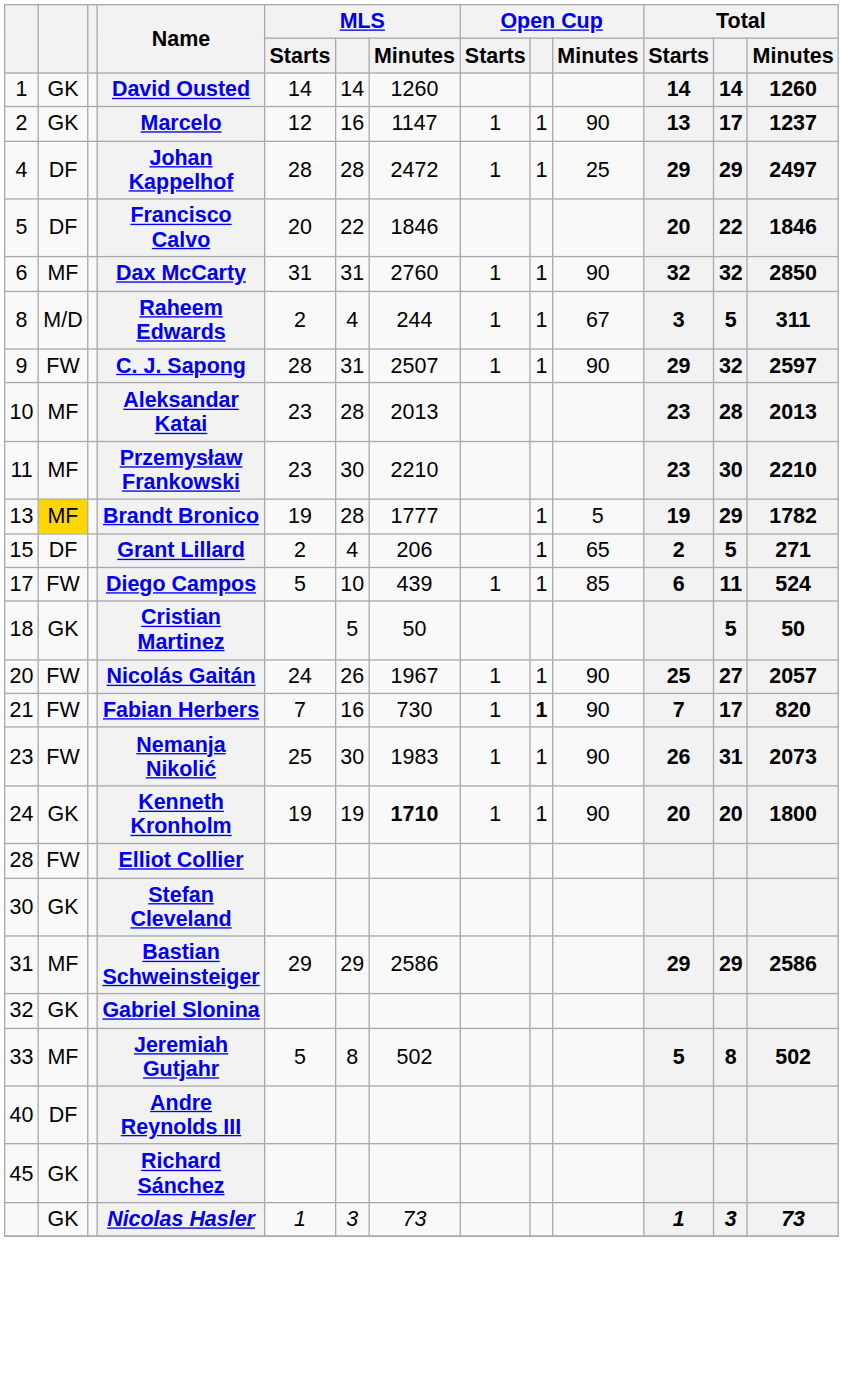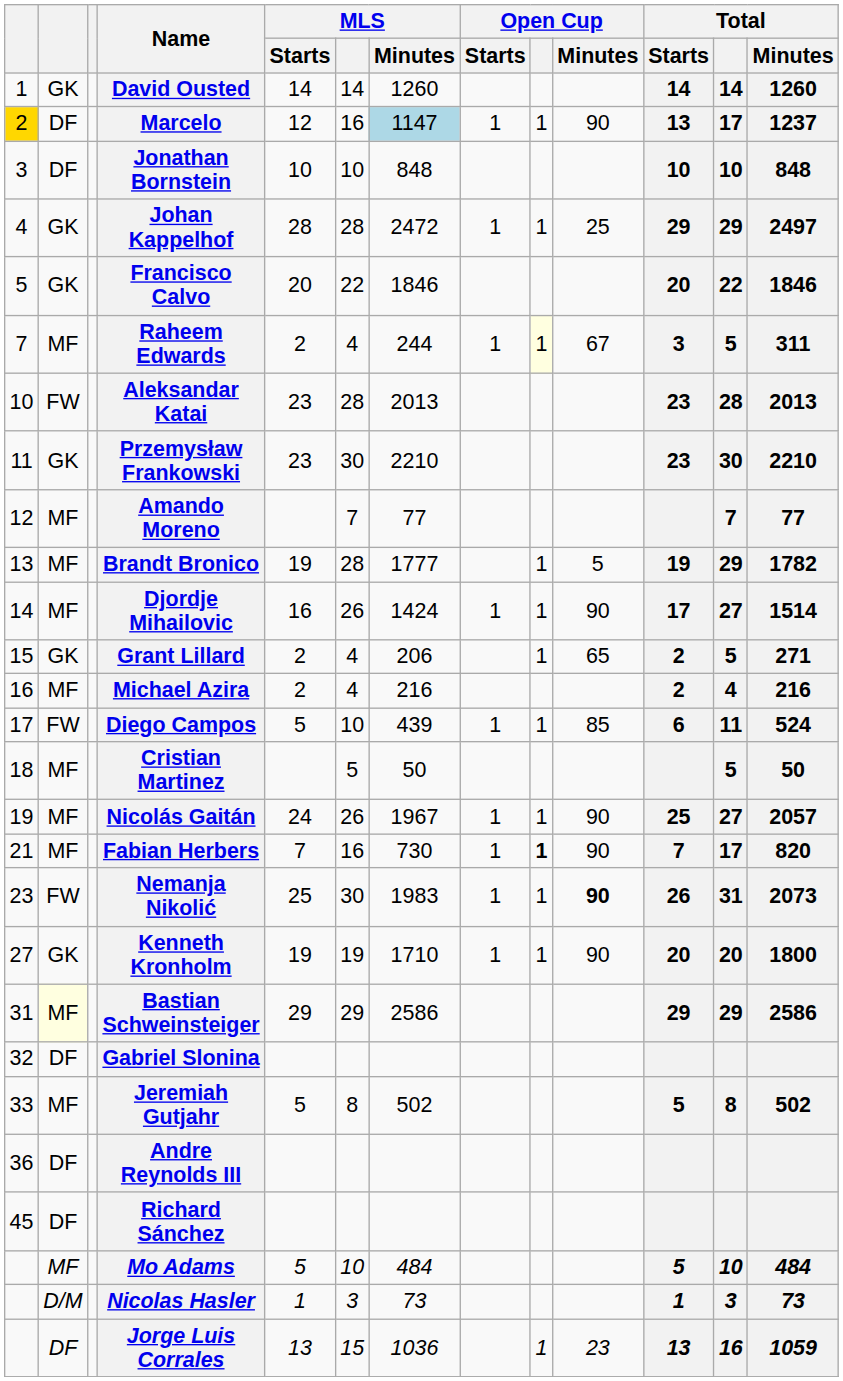(22, 123) no background -> (22, 123) gold background
(63, 123) GK -> (63, 123) DF
(414, 123) no background -> (414, 123) lightblue background
+ row: (181, 169)
(63, 169) DF -> (63, 227) GK
(63, 227) DF -> (63, 285) GK
- row: (181, 273)
(22, 319) 8 -> (22, 343) 7
(63, 319) M/D -> (63, 343) MF
(541, 319) no background -> (541, 343) lightyellow background
- row: (181, 365)
(63, 411) MF -> (63, 402) FW
(63, 470) MF -> (63, 460) GK
+ row: (181, 518)
(63, 516) gold background -> (63, 564) no background
+ row: (181, 610)
(63, 550) DF -> (63, 656) GK
+ row: (181, 690)
(63, 630) GK -> (63, 770) MF
(22, 676) 20 -> (22, 816) 19
(63, 676) FW -> (63, 816) MF
(63, 710) FW -> (63, 850) MF
(598, 756) normal -> (598, 896) bold
(22, 814) 24 -> (22, 954) 27
(414, 814) bold -> (414, 954) normal
- row: (181, 860)
- row: (181, 906)
(63, 964) no background -> (63, 1012) lightyellow background
(63, 1010) GK -> (63, 1058) DF
(22, 1114) 40 -> (22, 1163) 36
(63, 1173) GK -> (63, 1221) DF
+ row: (181, 1267)
(63, 1219) GK -> (63, 1301) D/M
+ row: (181, 1347)
